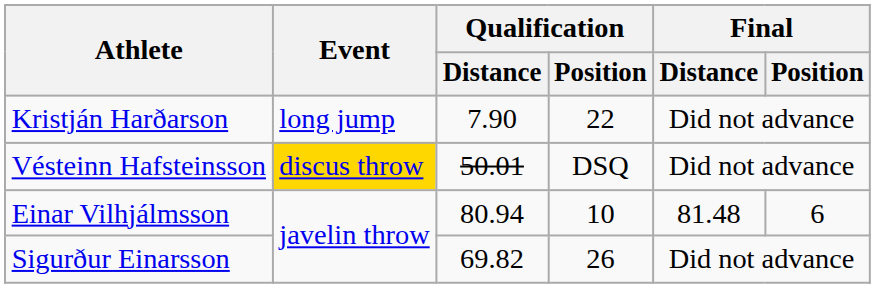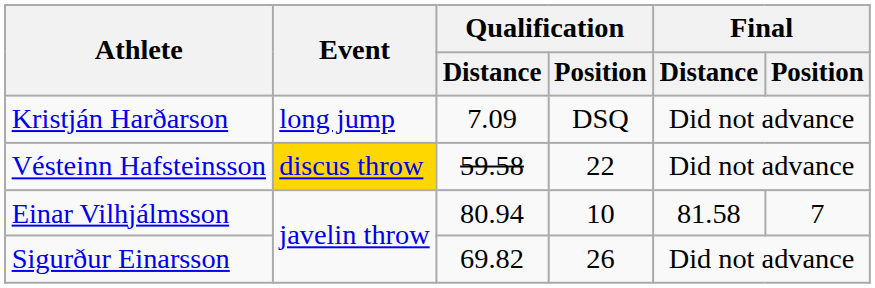(492, 119) 7.90 -> (492, 119) 7.09
(600, 119) 22 -> (600, 119) DSQ
(492, 166) 50.01 -> (492, 166) 59.58
(600, 166) DSQ -> (600, 166) 22
(709, 212) 81.48 -> (709, 212) 81.58
(817, 212) 6 -> (817, 212) 7
